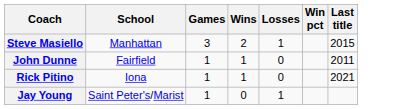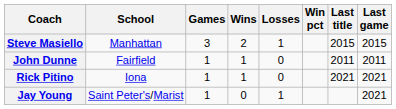+ column: (374, 19)
